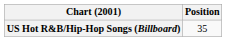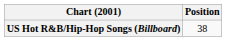(202, 28) 35 -> (202, 28) 38
